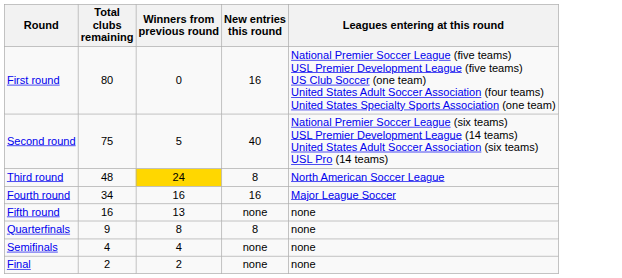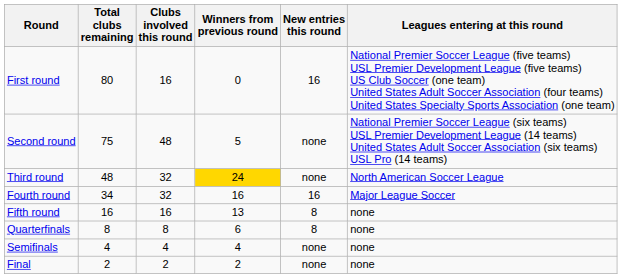+ column: (166, 25)
(255, 141) 40 -> (314, 141) none
(255, 177) 8 -> (314, 177) none
(255, 212) none -> (314, 212) 8
(107, 230) 9 -> (107, 230) 8
(179, 230) 8 -> (238, 230) 6
